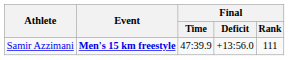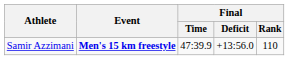(270, 46) 111 -> (270, 46) 110
